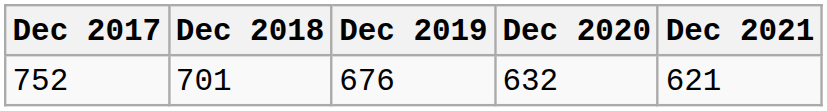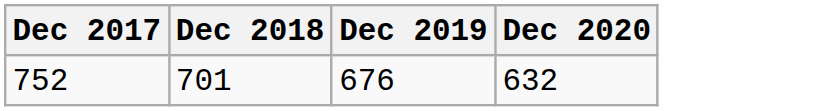- column: (740, 30)
